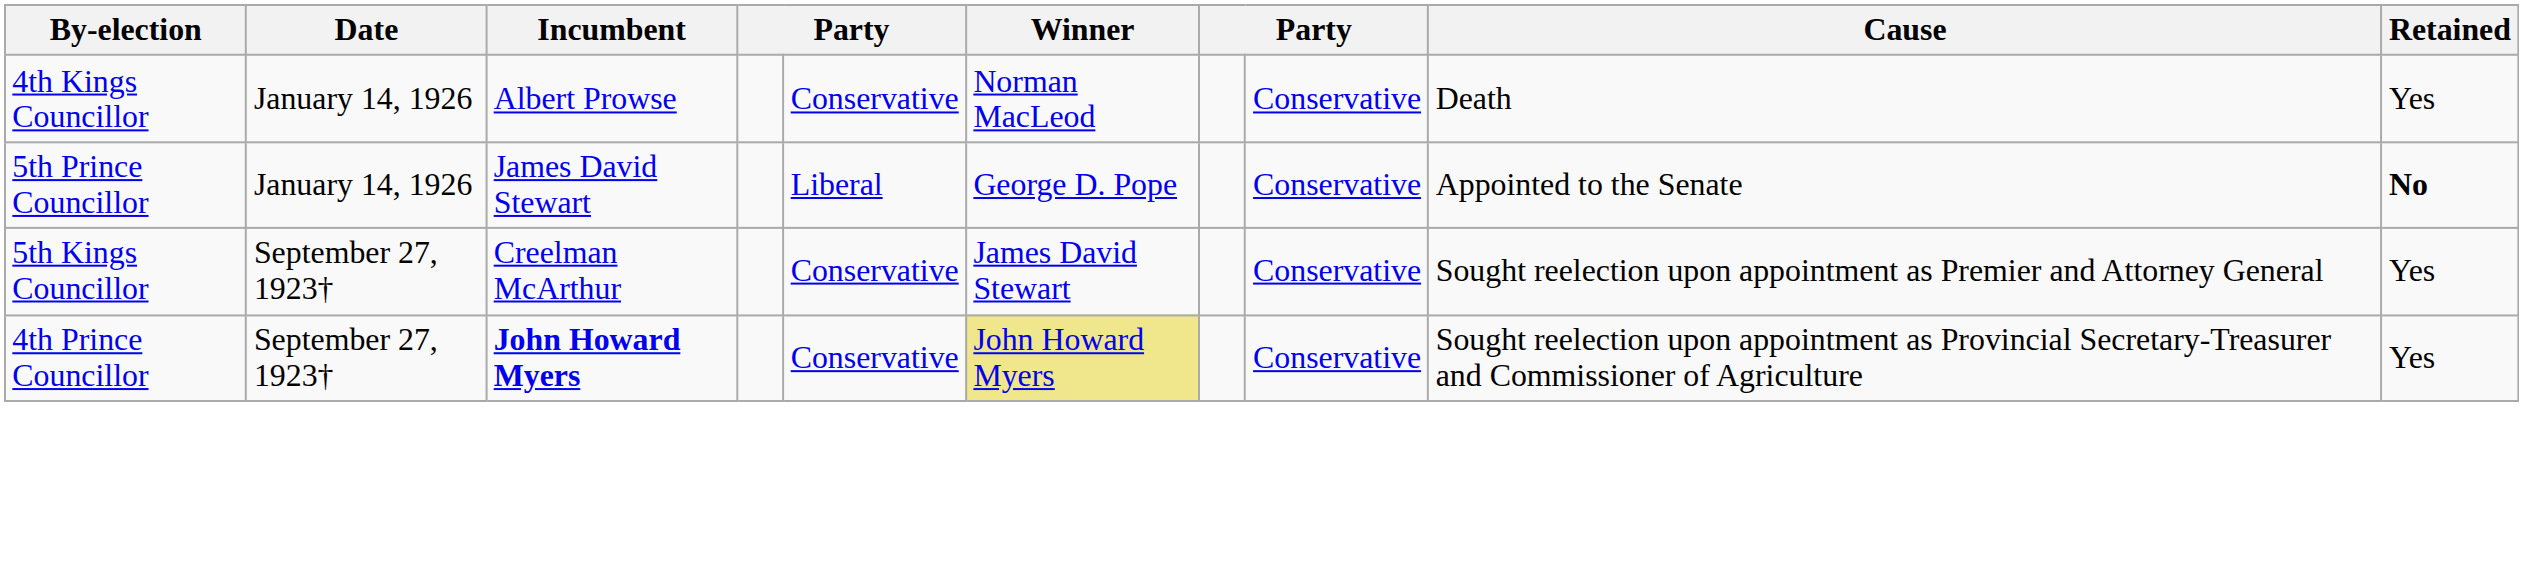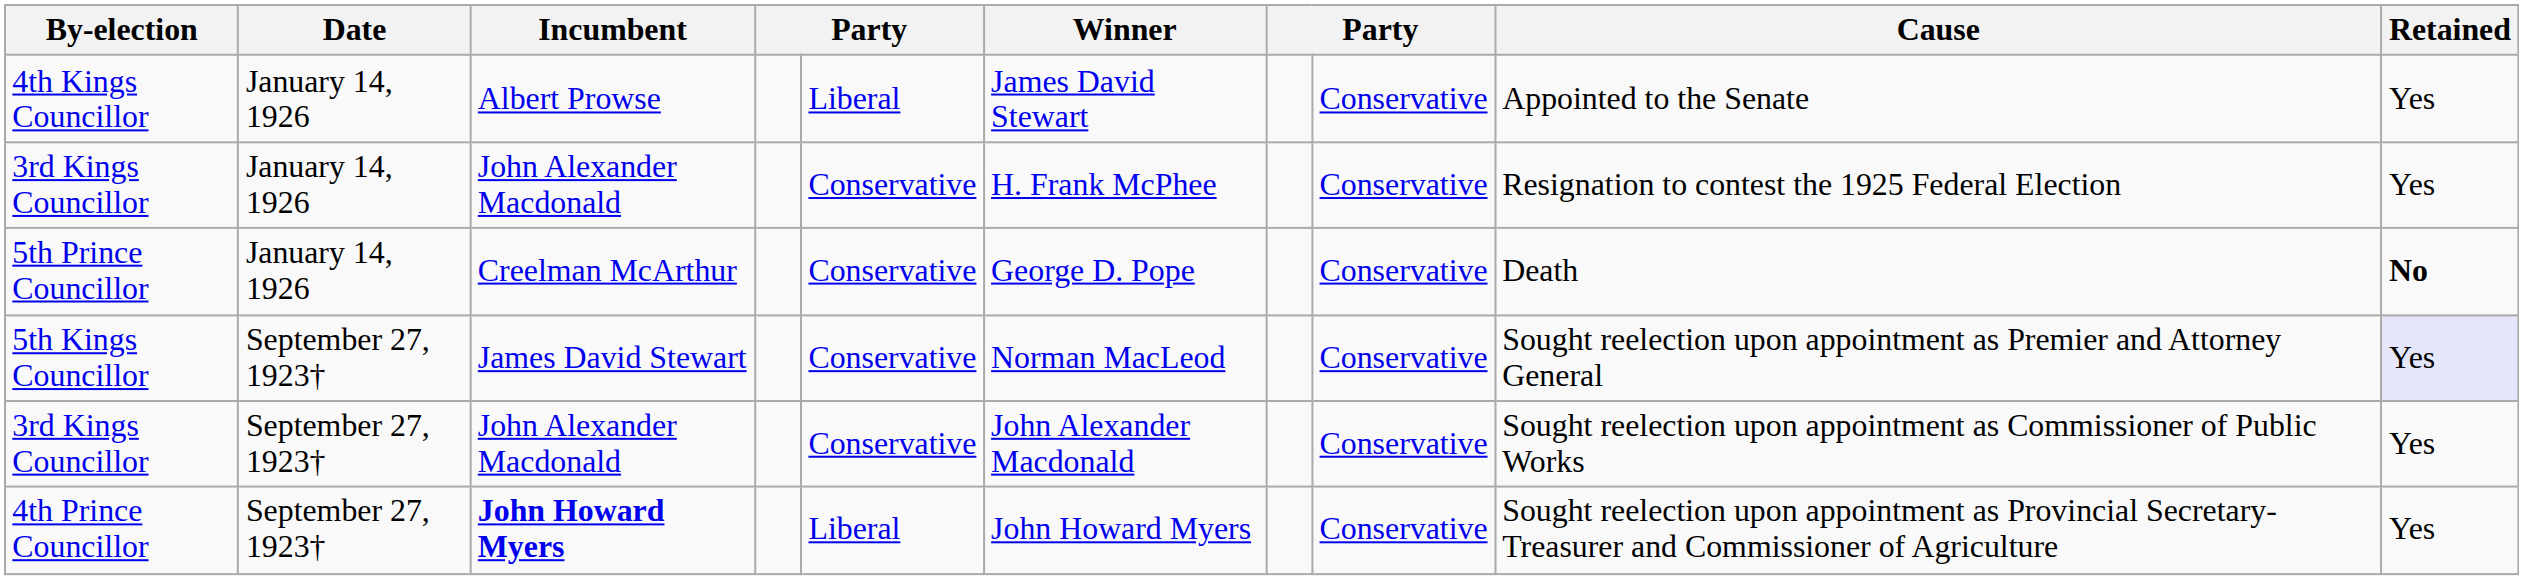(875, 98) Conservative -> (854, 98) Liberal
(1034, 98) Norman MacLeod -> (1073, 98) James David Stewart
(1474, 98) Death -> (1656, 98) Appointed to the Senate
+ row: (80, 184)
(575, 184) James David Stewart -> (607, 270) Creelman McArthur
(837, 184) Liberal -> (892, 270) Conservative
(1589, 184) Appointed to the Senate -> (1540, 270) Death
(557, 270) Creelman McArthur -> (612, 357) James David Stewart
(1055, 270) James David Stewart -> (1108, 357) Norman MacLeod
(2412, 270) no background -> (2412, 357) lavender background
+ row: (80, 443)
(875, 357) Conservative -> (854, 529) Liberal
(1059, 357) khaki background -> (1121, 529) no background
